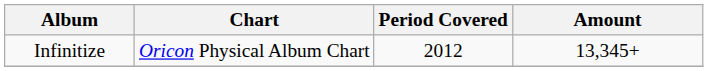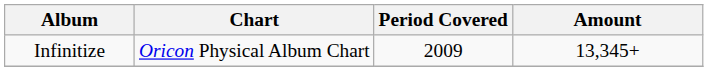(443, 50) 2012 -> (443, 50) 2009
